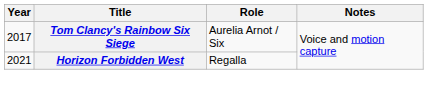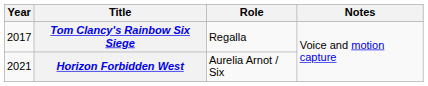(244, 36) Aurelia Arnot / Six -> (228, 36) Regalla
(228, 60) Regalla -> (244, 66) Aurelia Arnot / Six
